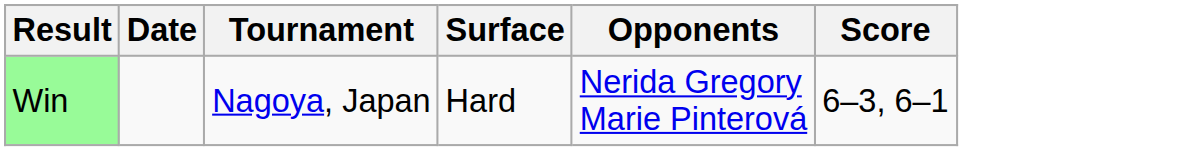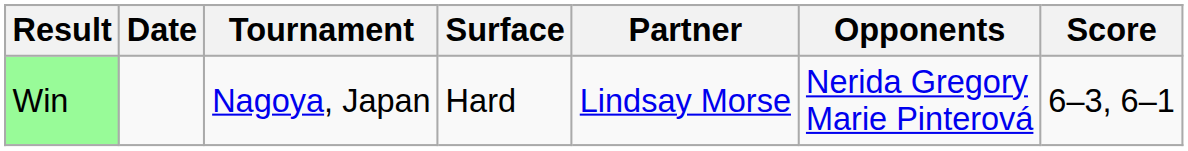+ column: (685, 30)
